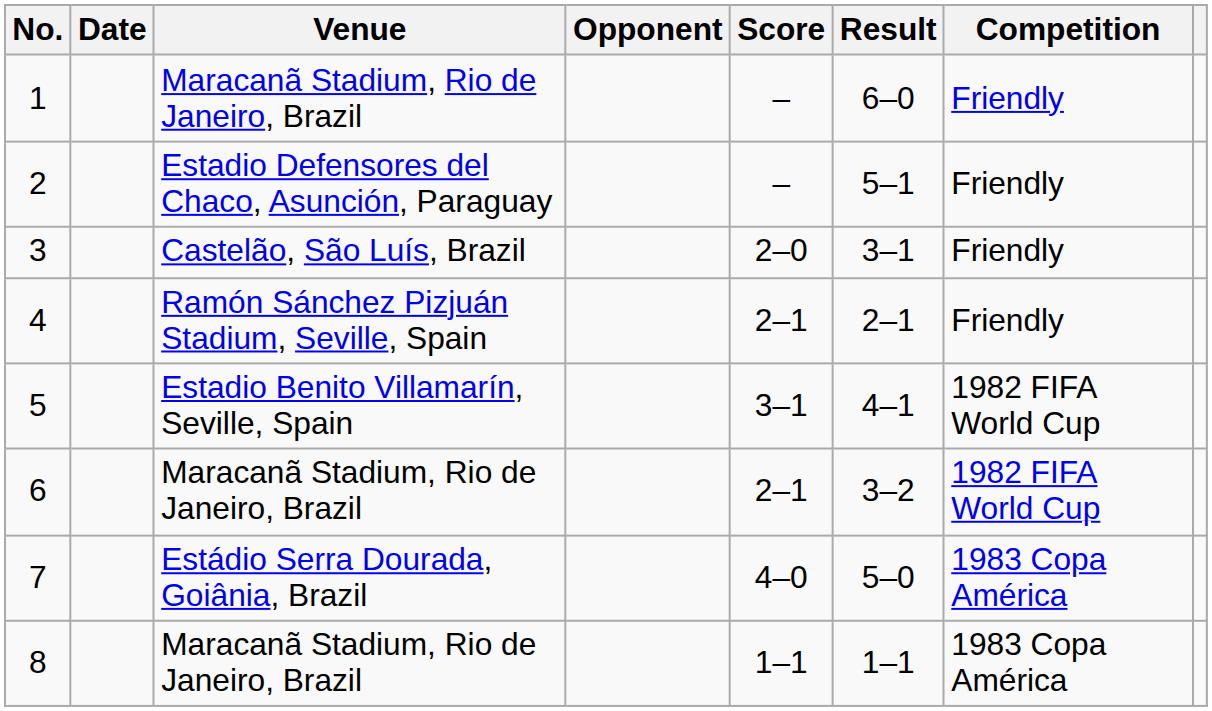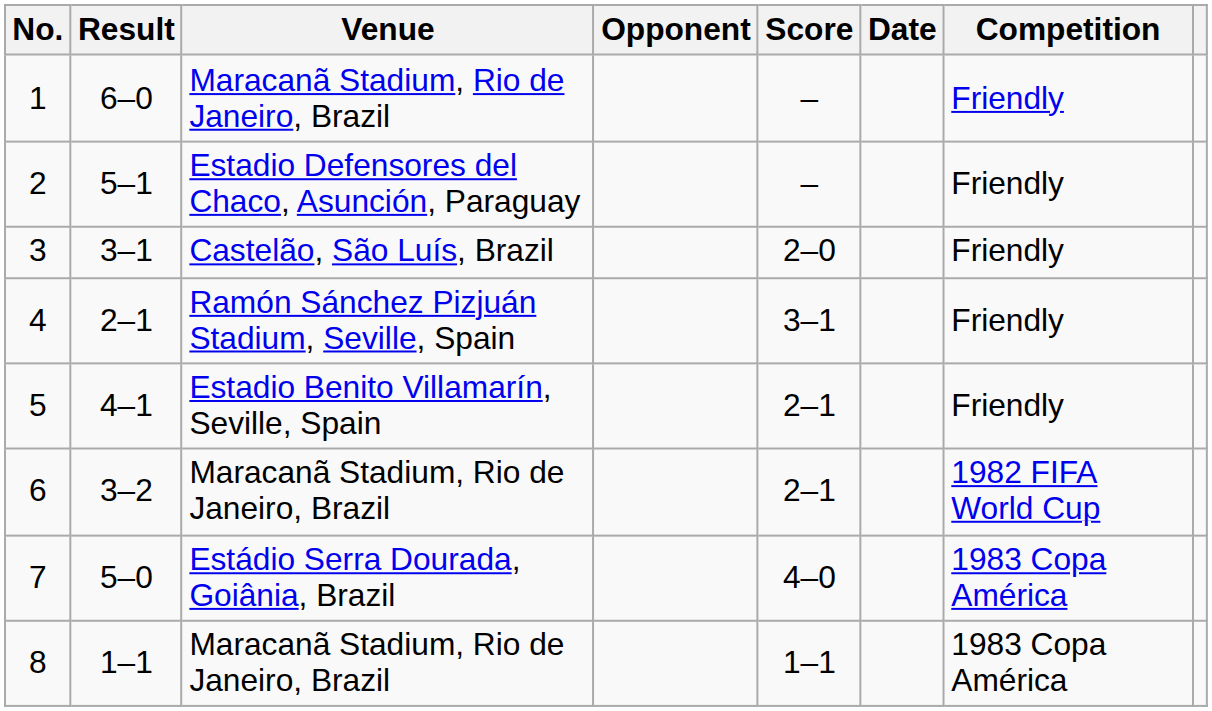columns swapped: (112, 29) <-> (888, 29)
(781, 319) 2–1 -> (809, 319) 3–1
(781, 405) 3–1 -> (809, 405) 2–1
(1026, 405) 1982 FIFA World Cup -> (1008, 405) Friendly
